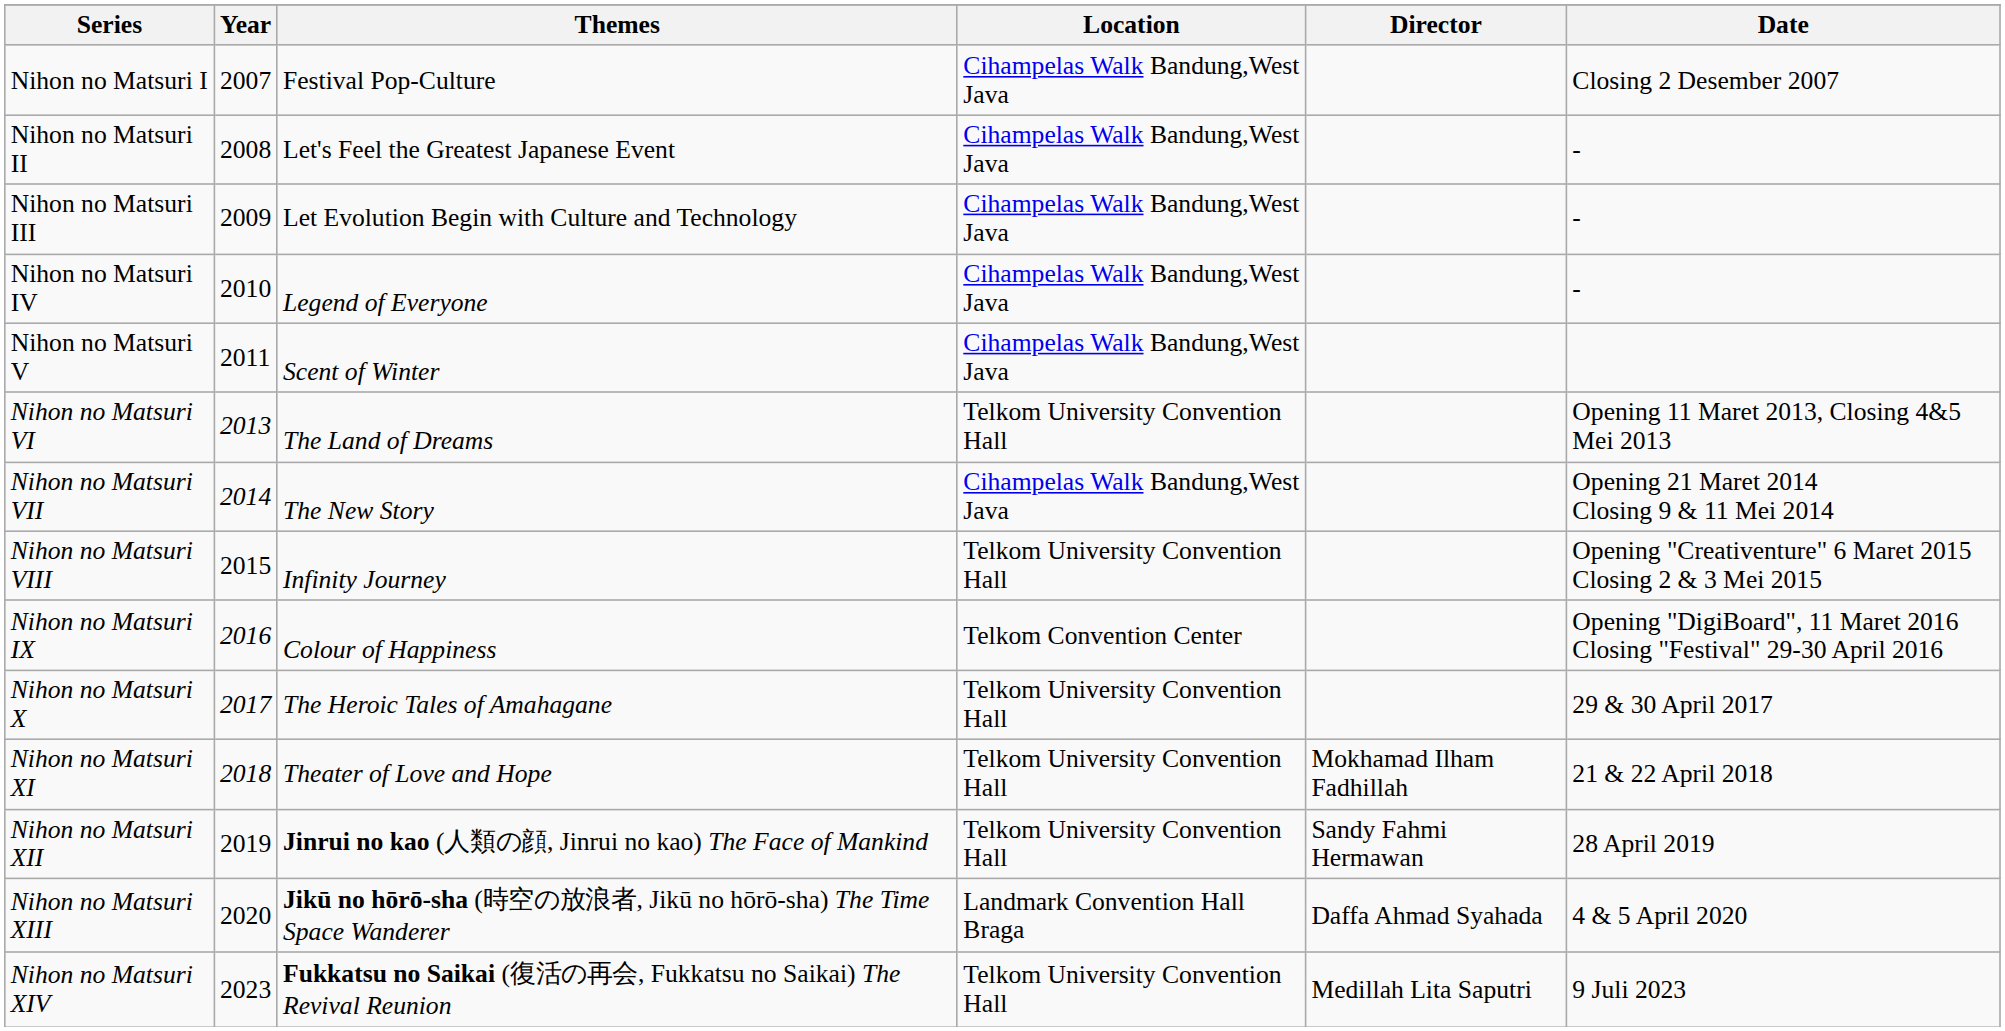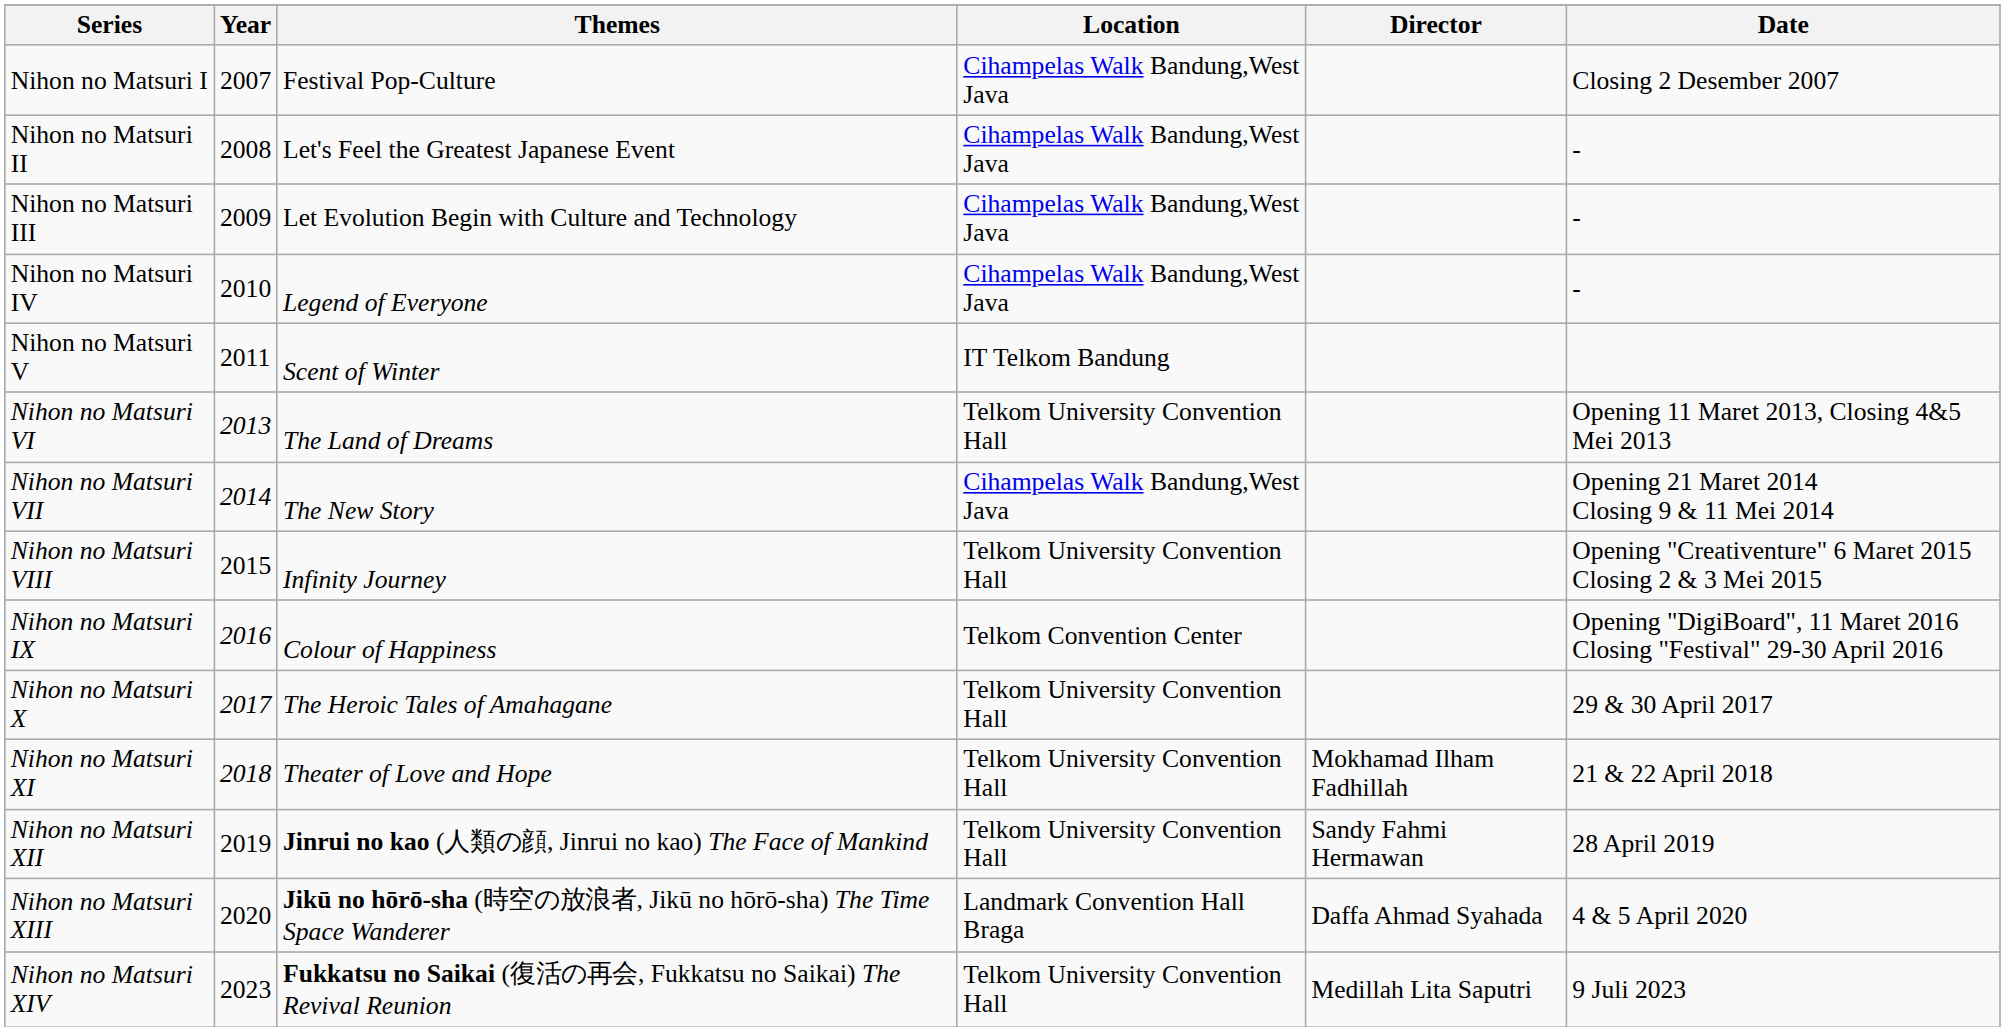(1131, 357) Cihampelas Walk Bandung,West Java -> (1066, 357) IT Telkom Bandung
